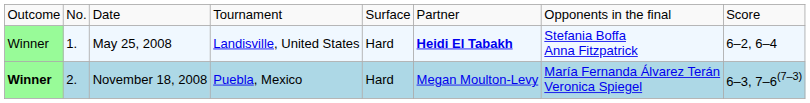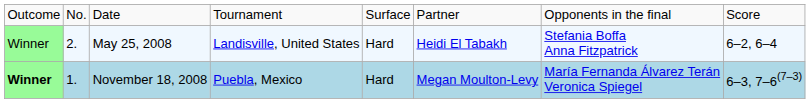(72, 43) 1. -> (72, 43) 2.
(465, 43) bold -> (462, 43) normal
(72, 79) 2. -> (72, 79) 1.
